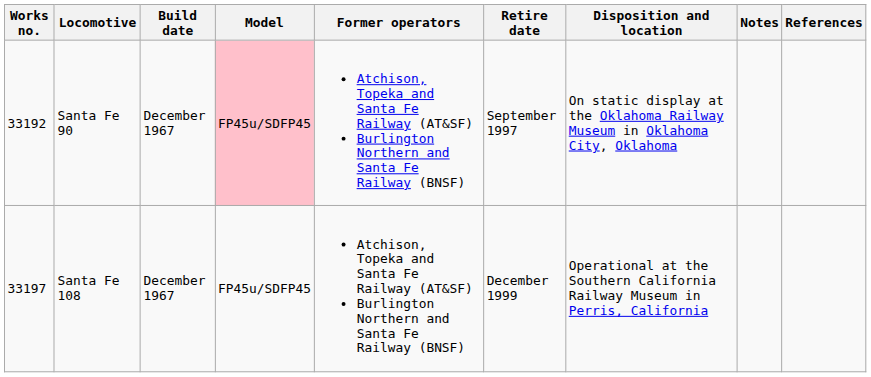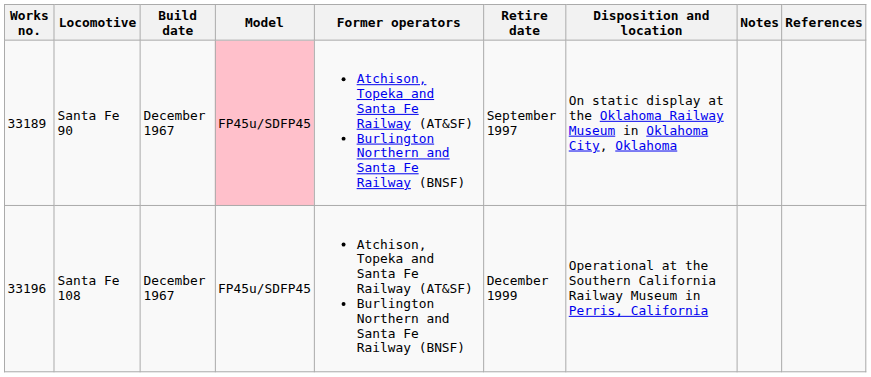(27, 123) 33192 -> (27, 123) 33189
(27, 289) 33197 -> (27, 289) 33196
